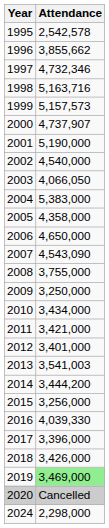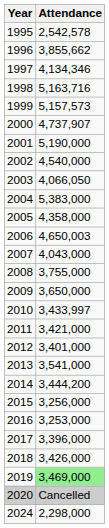(64, 69) 4,732,346 -> (64, 69) 4,134,346
(64, 236) 4,650,000 -> (64, 236) 4,650,003
(64, 254) 4,543,090 -> (64, 254) 4,043,000
(64, 291) 3,250,000 -> (64, 291) 3,650,000
(64, 310) 3,434,000 -> (64, 310) 3,433,997
(64, 365) 3,541,003 -> (64, 365) 3,541,000
(64, 421) 4,039,330 -> (64, 421) 3,253,000
